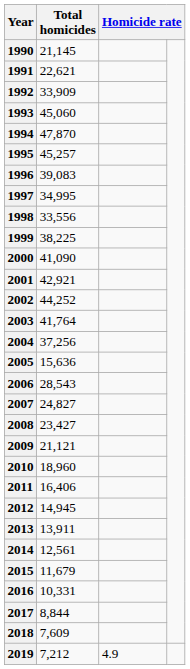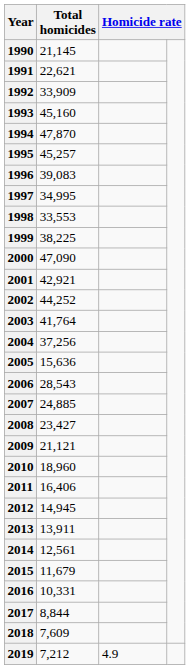(58, 112) 45,060 -> (58, 112) 45,160
(58, 216) 33,556 -> (58, 216) 33,553
(58, 258) 41,090 -> (58, 258) 47,090
(58, 404) 24,827 -> (58, 404) 24,885
